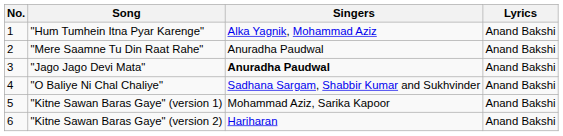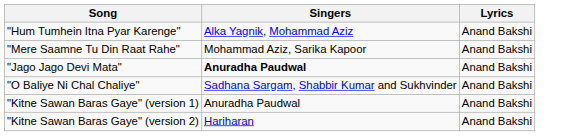- column: (16, 13)
(276, 49) Anuradha Paudwal -> (285, 49) Mohammad Aziz, Sarika Kapoor
(309, 103) Mohammad Aziz, Sarika Kapoor -> (252, 103) Anuradha Paudwal
